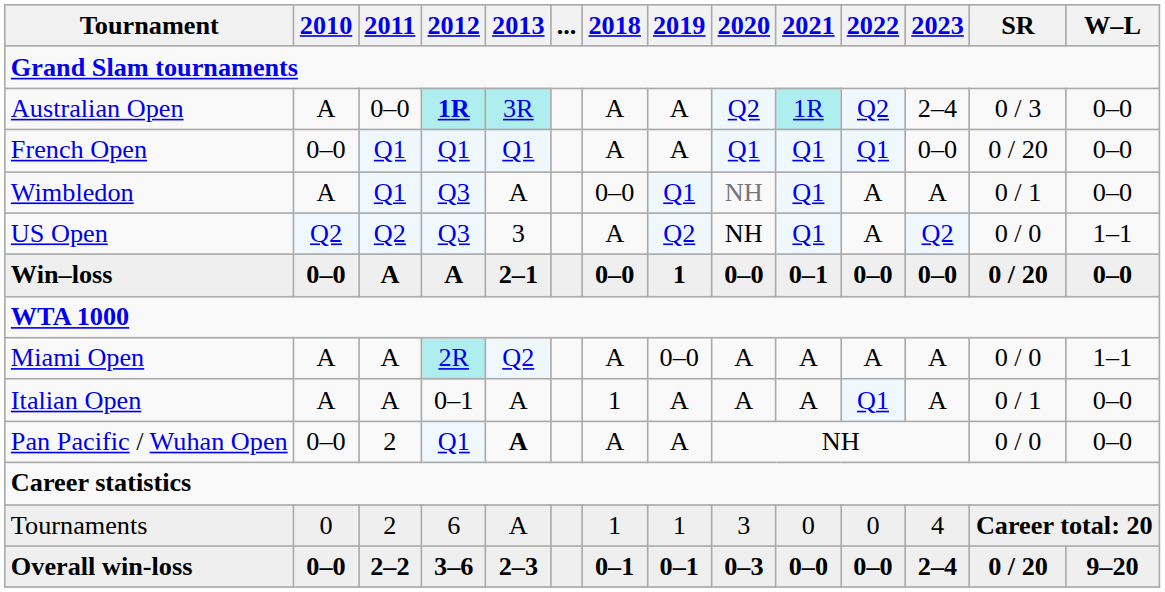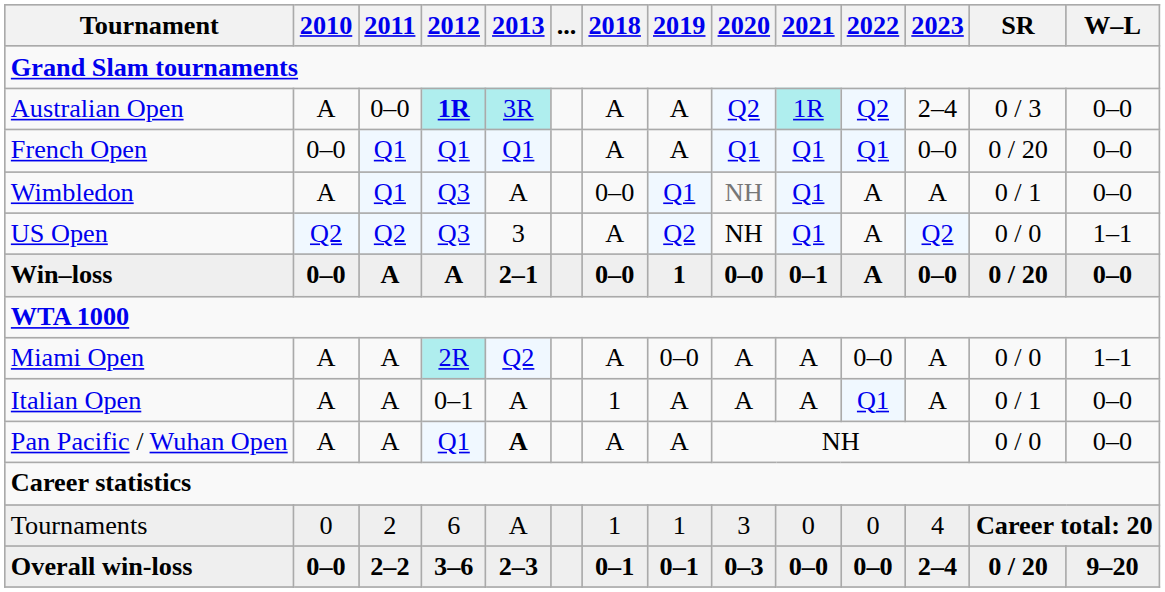(873, 274) 0–0 -> (873, 274) A
(873, 358) A -> (873, 358) 0–0
(326, 441) 0–0 -> (326, 441) A
(390, 441) 2 -> (390, 441) A
